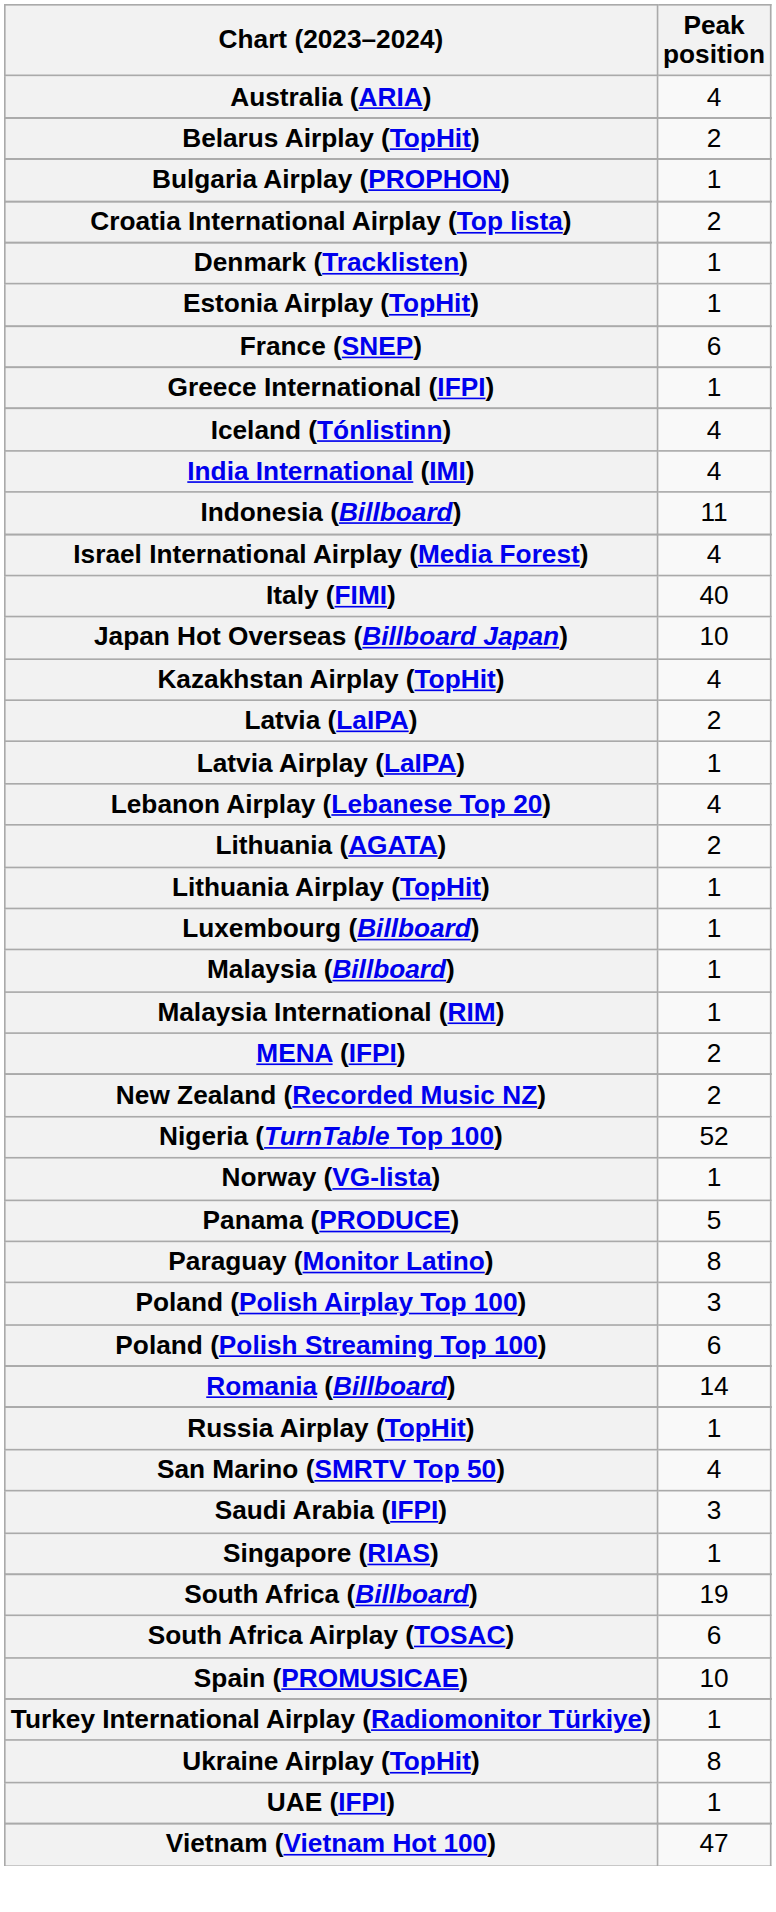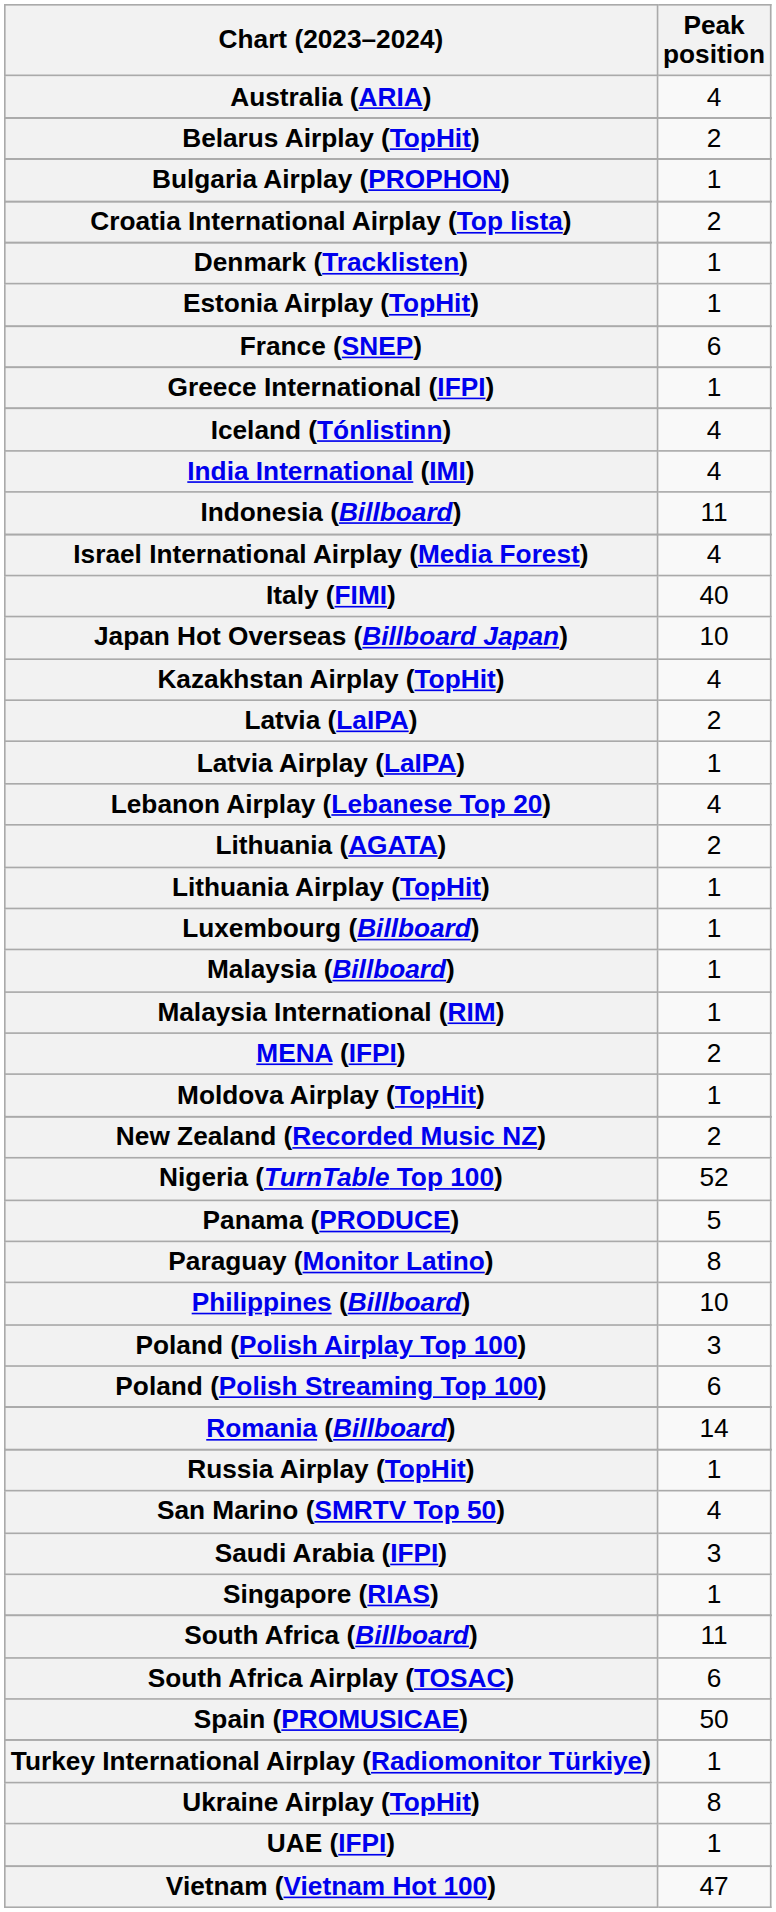+ row: (331, 1095)
- row: (331, 1178)
+ row: (331, 1303)
(714, 1594) 19 -> (714, 1636) 11
(714, 1677) 10 -> (714, 1719) 50
